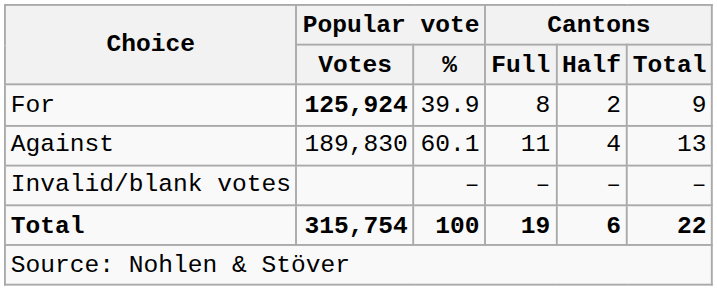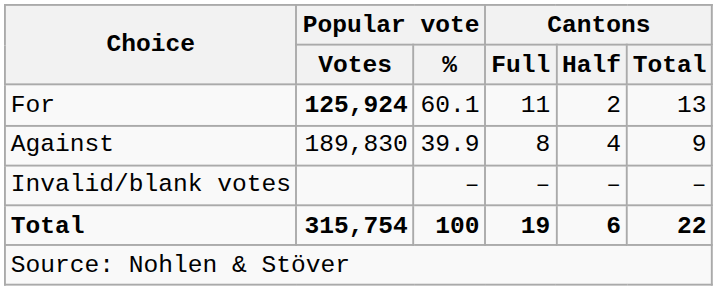(450, 105) 39.9 -> (450, 105) 60.1
(543, 105) 8 -> (536, 105) 11
(699, 105) 9 -> (692, 105) 13
(450, 145) 60.1 -> (450, 145) 39.9
(536, 145) 11 -> (543, 145) 8
(692, 145) 13 -> (699, 145) 9
